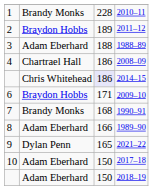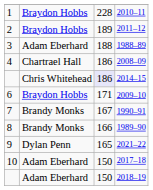(53, 12) Brandy Monks -> (55, 12) Braydon Hobbs
(105, 111) 168 -> (105, 111) 167
(55, 128) Adam Eberhard -> (53, 128) Brandy Monks
